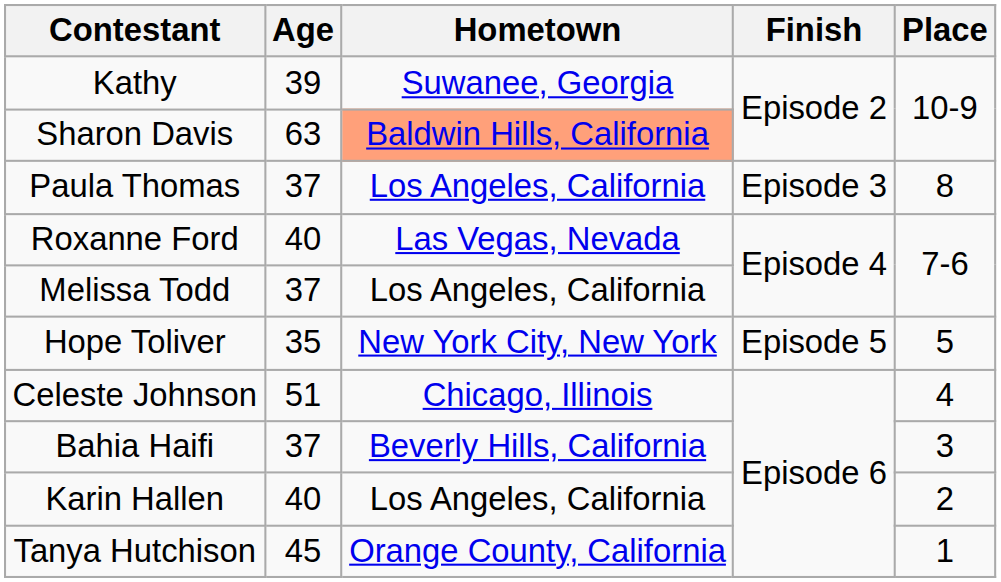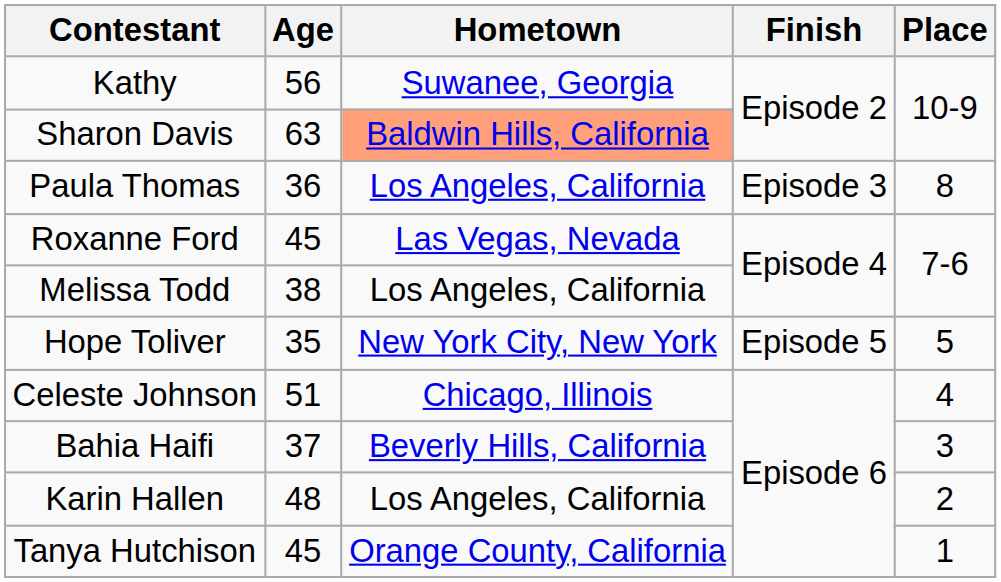(303, 82) 39 -> (303, 82) 56
(303, 186) 37 -> (303, 186) 36
(303, 238) 40 -> (303, 238) 45
(303, 290) 37 -> (303, 290) 38
(303, 498) 40 -> (303, 498) 48
